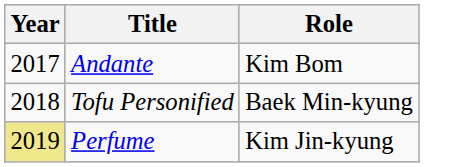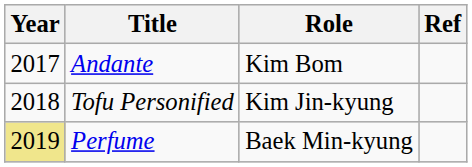+ column: (443, 24)
(329, 102) Baek Min-kyung -> (319, 102) Kim Jin-kyung
(319, 141) Kim Jin-kyung -> (329, 141) Baek Min-kyung
